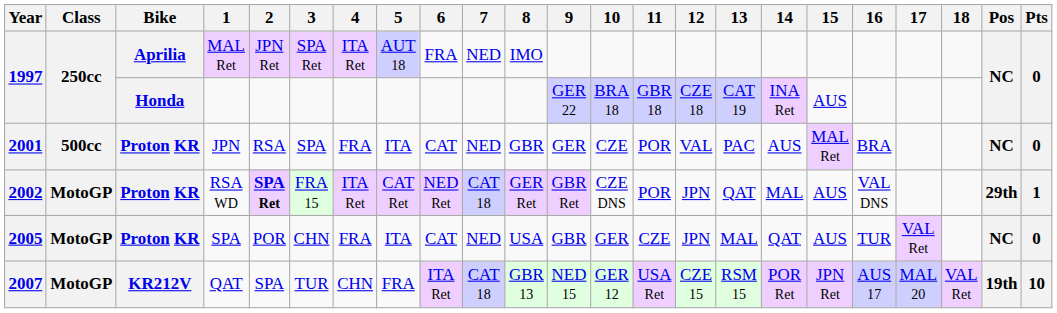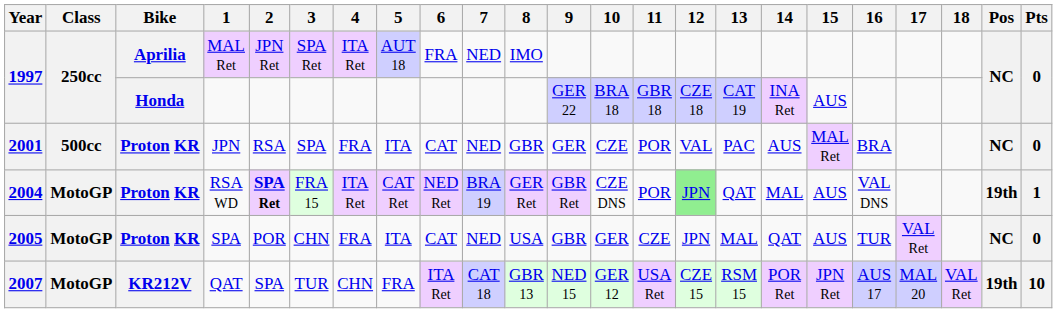(25, 192) 2002 -> (25, 192) 2004
(484, 192) CAT 18 -> (484, 192) BRA 19
(696, 192) no background -> (696, 192) lightgreen background
(1001, 192) 29th -> (1001, 192) 19th
